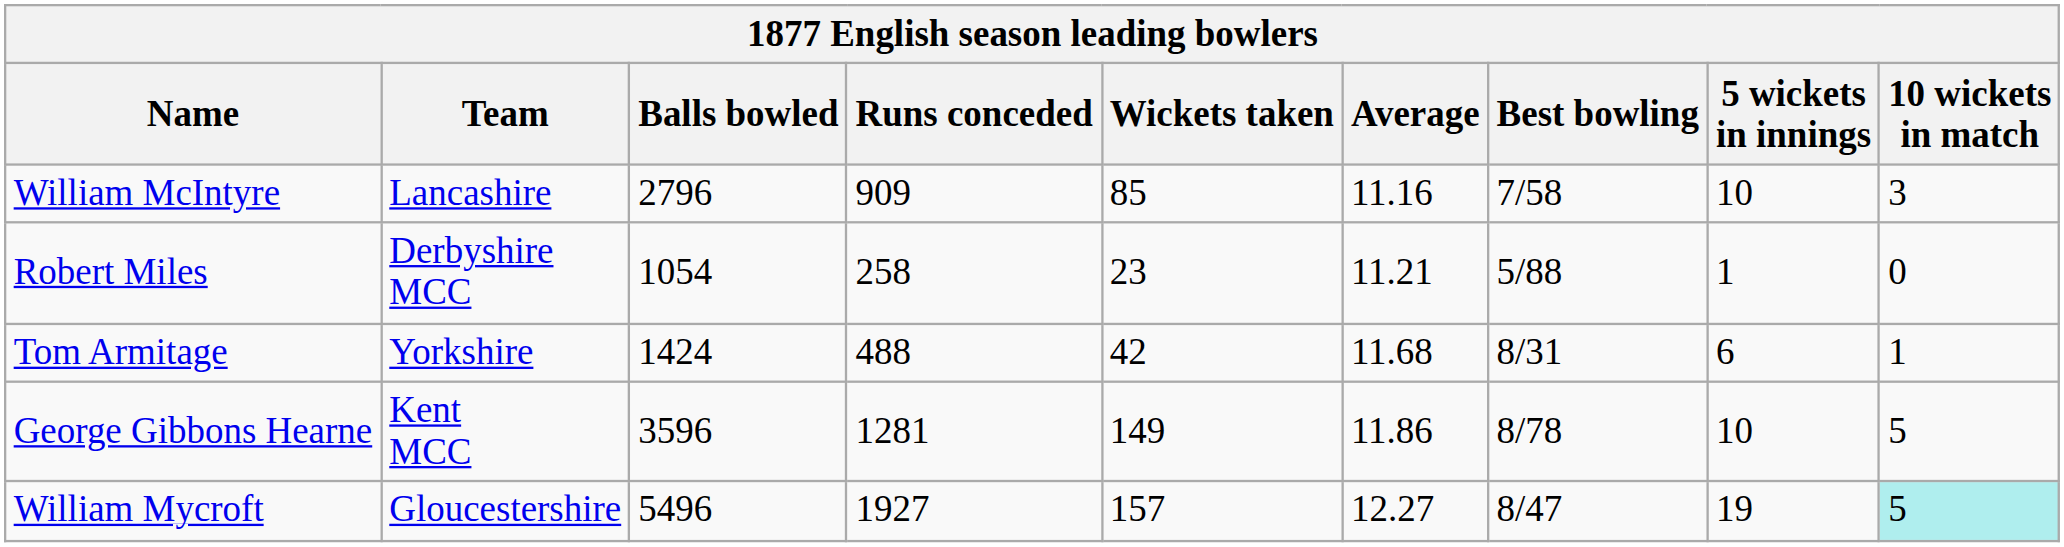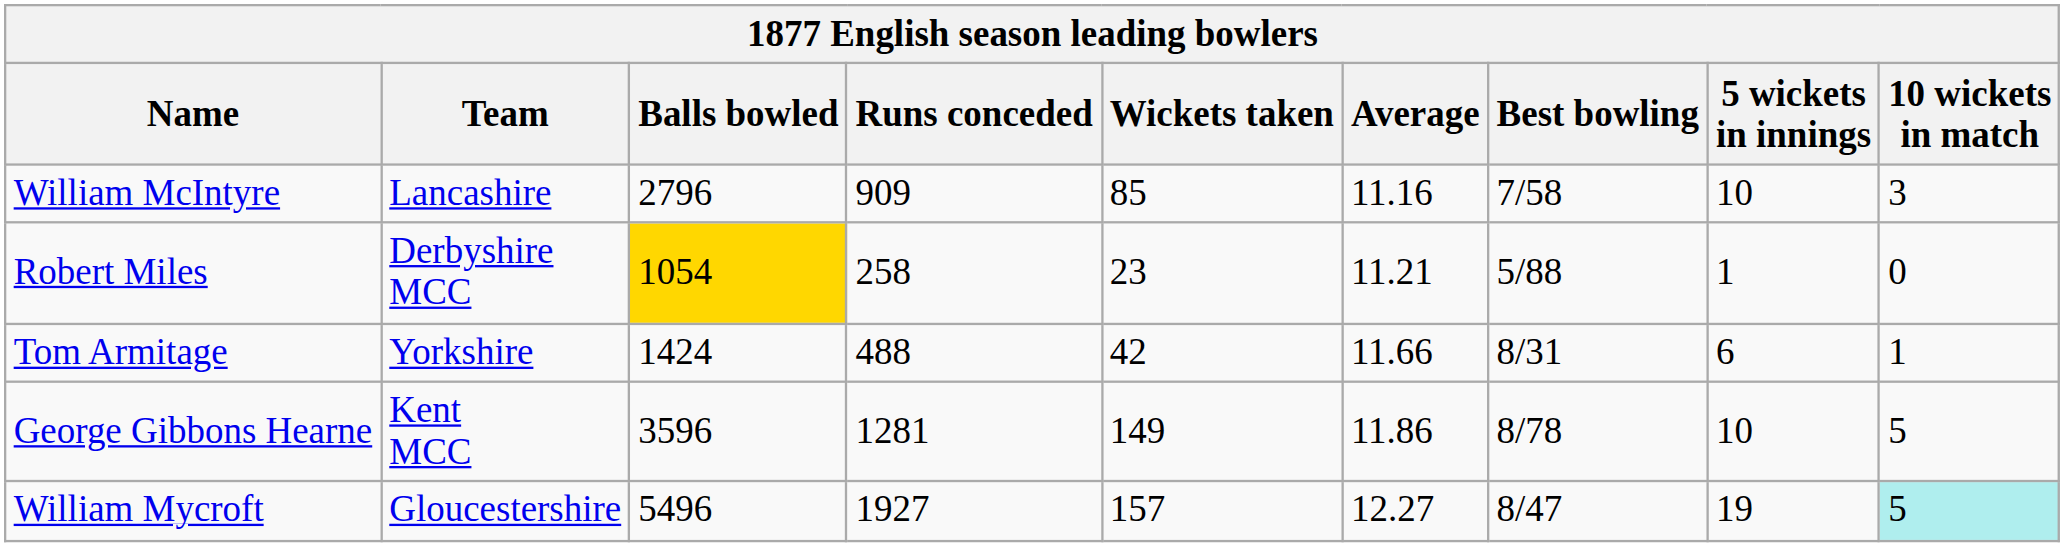(675, 272) no background -> (675, 272) gold background
(1392, 351) 11.68 -> (1392, 351) 11.66
